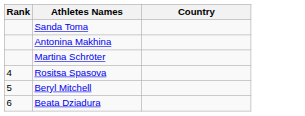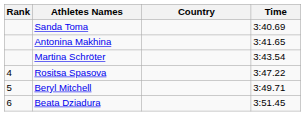+ column: (276, 12)
